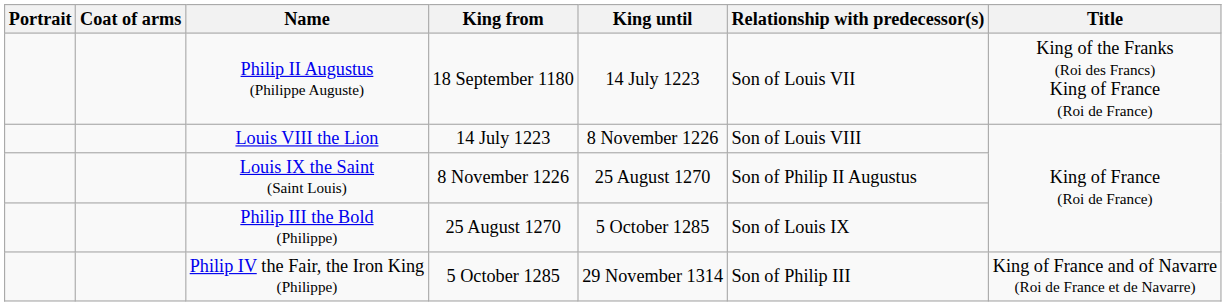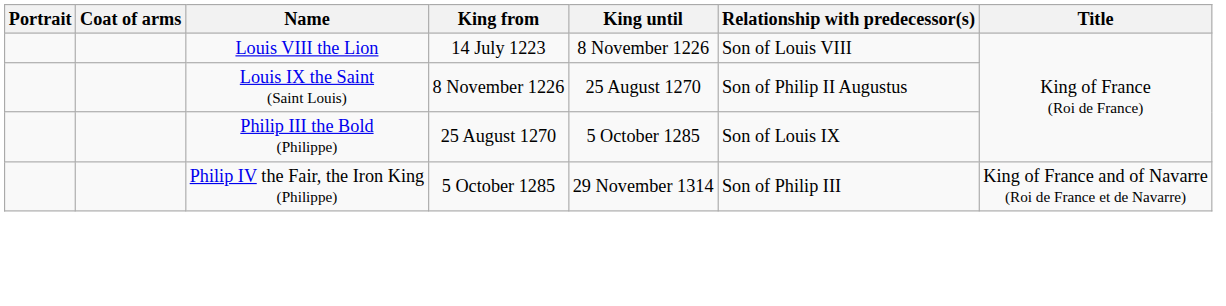- row: (307, 78)
